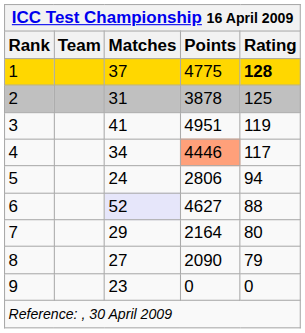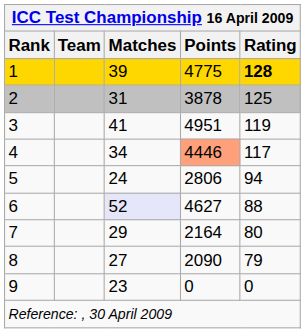(118, 71) 37 -> (118, 71) 39
